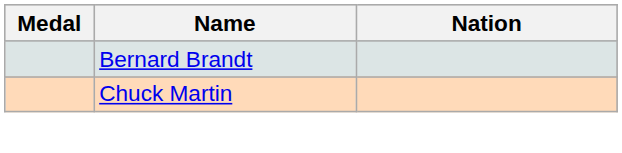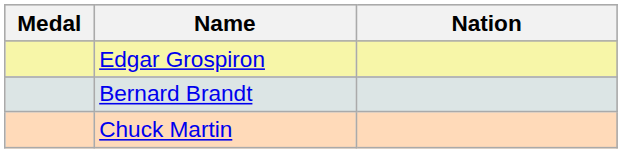+ row: (182, 59)
